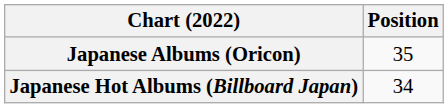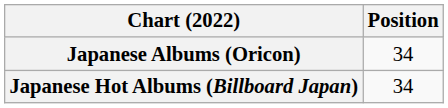(403, 53) 35 -> (403, 53) 34
